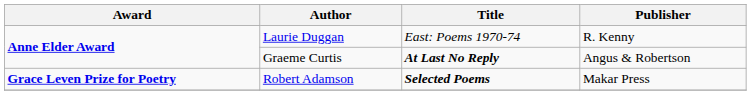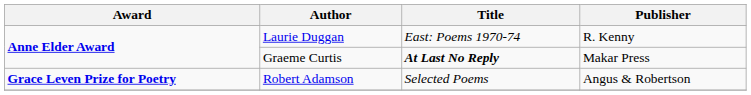(637, 57) Angus & Robertson -> (616, 57) Makar Press
(447, 79) bold -> (447, 79) normal
(616, 79) Makar Press -> (637, 79) Angus & Robertson
